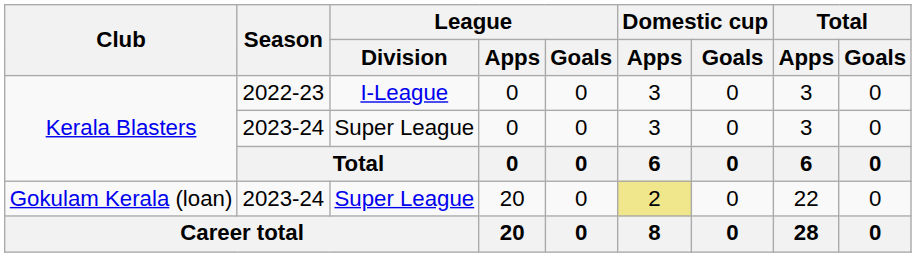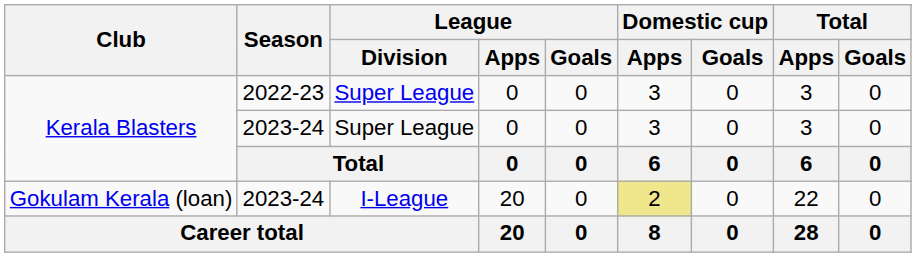(404, 92) I-League -> (404, 92) Super League
(404, 198) Super League -> (404, 198) I-League
